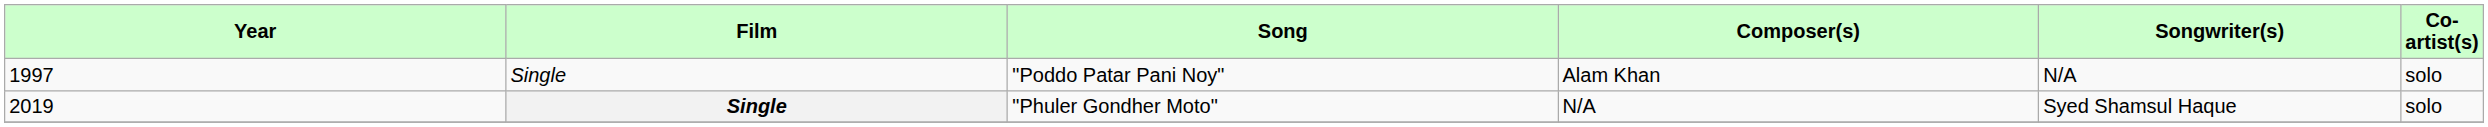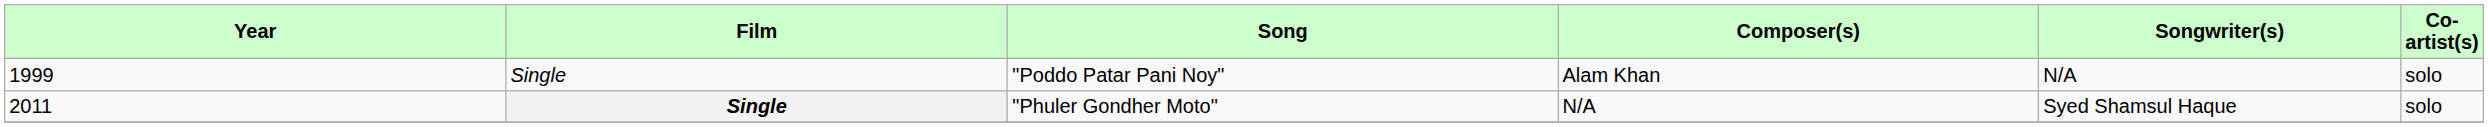(31, 74) 1997 -> (31, 74) 1999
(31, 106) 2019 -> (31, 106) 2011
